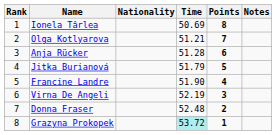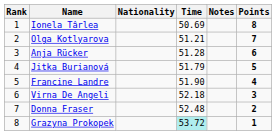columns swapped: (257, 11) <-> (224, 11)
(192, 95) 52.19 -> (192, 95) 52.18
